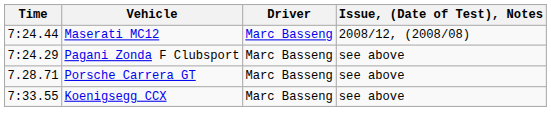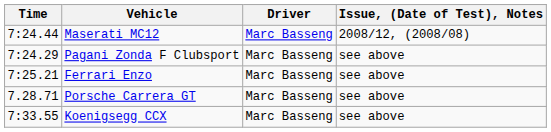+ row: (108, 76)
